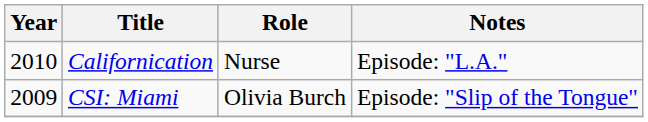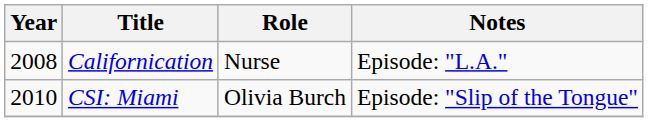(34, 60) 2010 -> (34, 60) 2008
(34, 97) 2009 -> (34, 97) 2010
